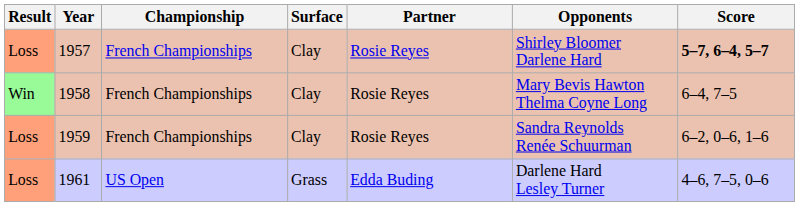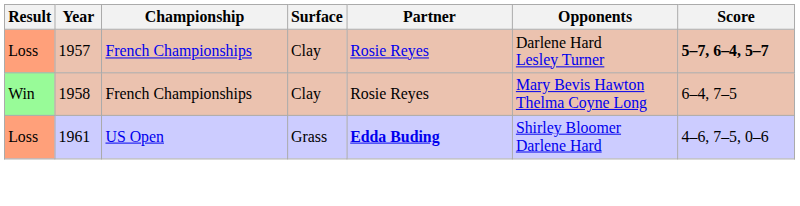(568, 51) Shirley Bloomer Darlene Hard -> (560, 51) Darlene Hard Lesley Turner
- row: (74, 136)
(392, 179) normal -> (395, 136) bold
(560, 179) Darlene Hard Lesley Turner -> (568, 136) Shirley Bloomer Darlene Hard
